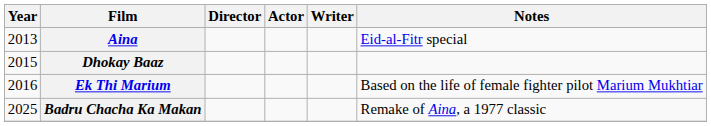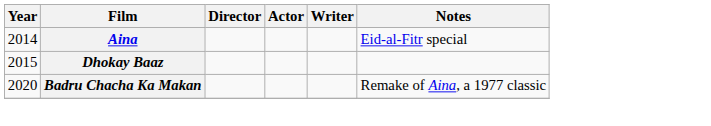(23, 39) 2013 -> (23, 39) 2014
- row: (123, 86)
(23, 109) 2025 -> (23, 86) 2020
